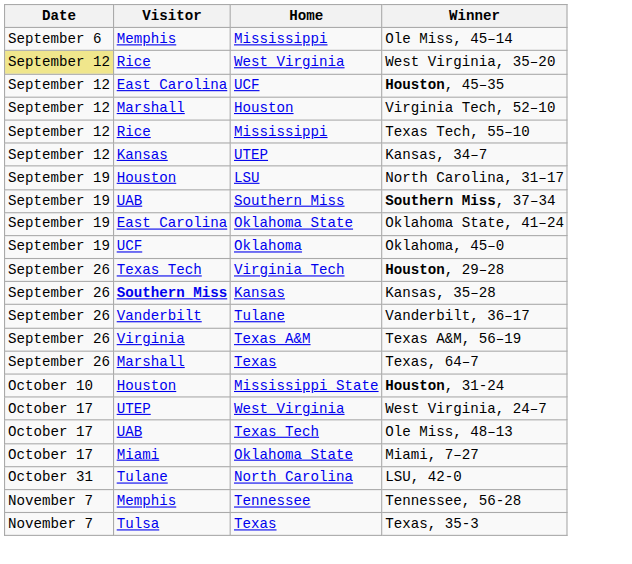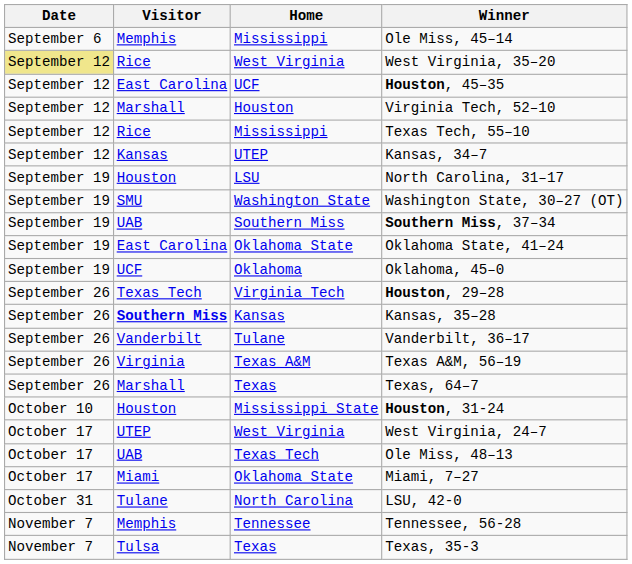+ row: (504, 201)
